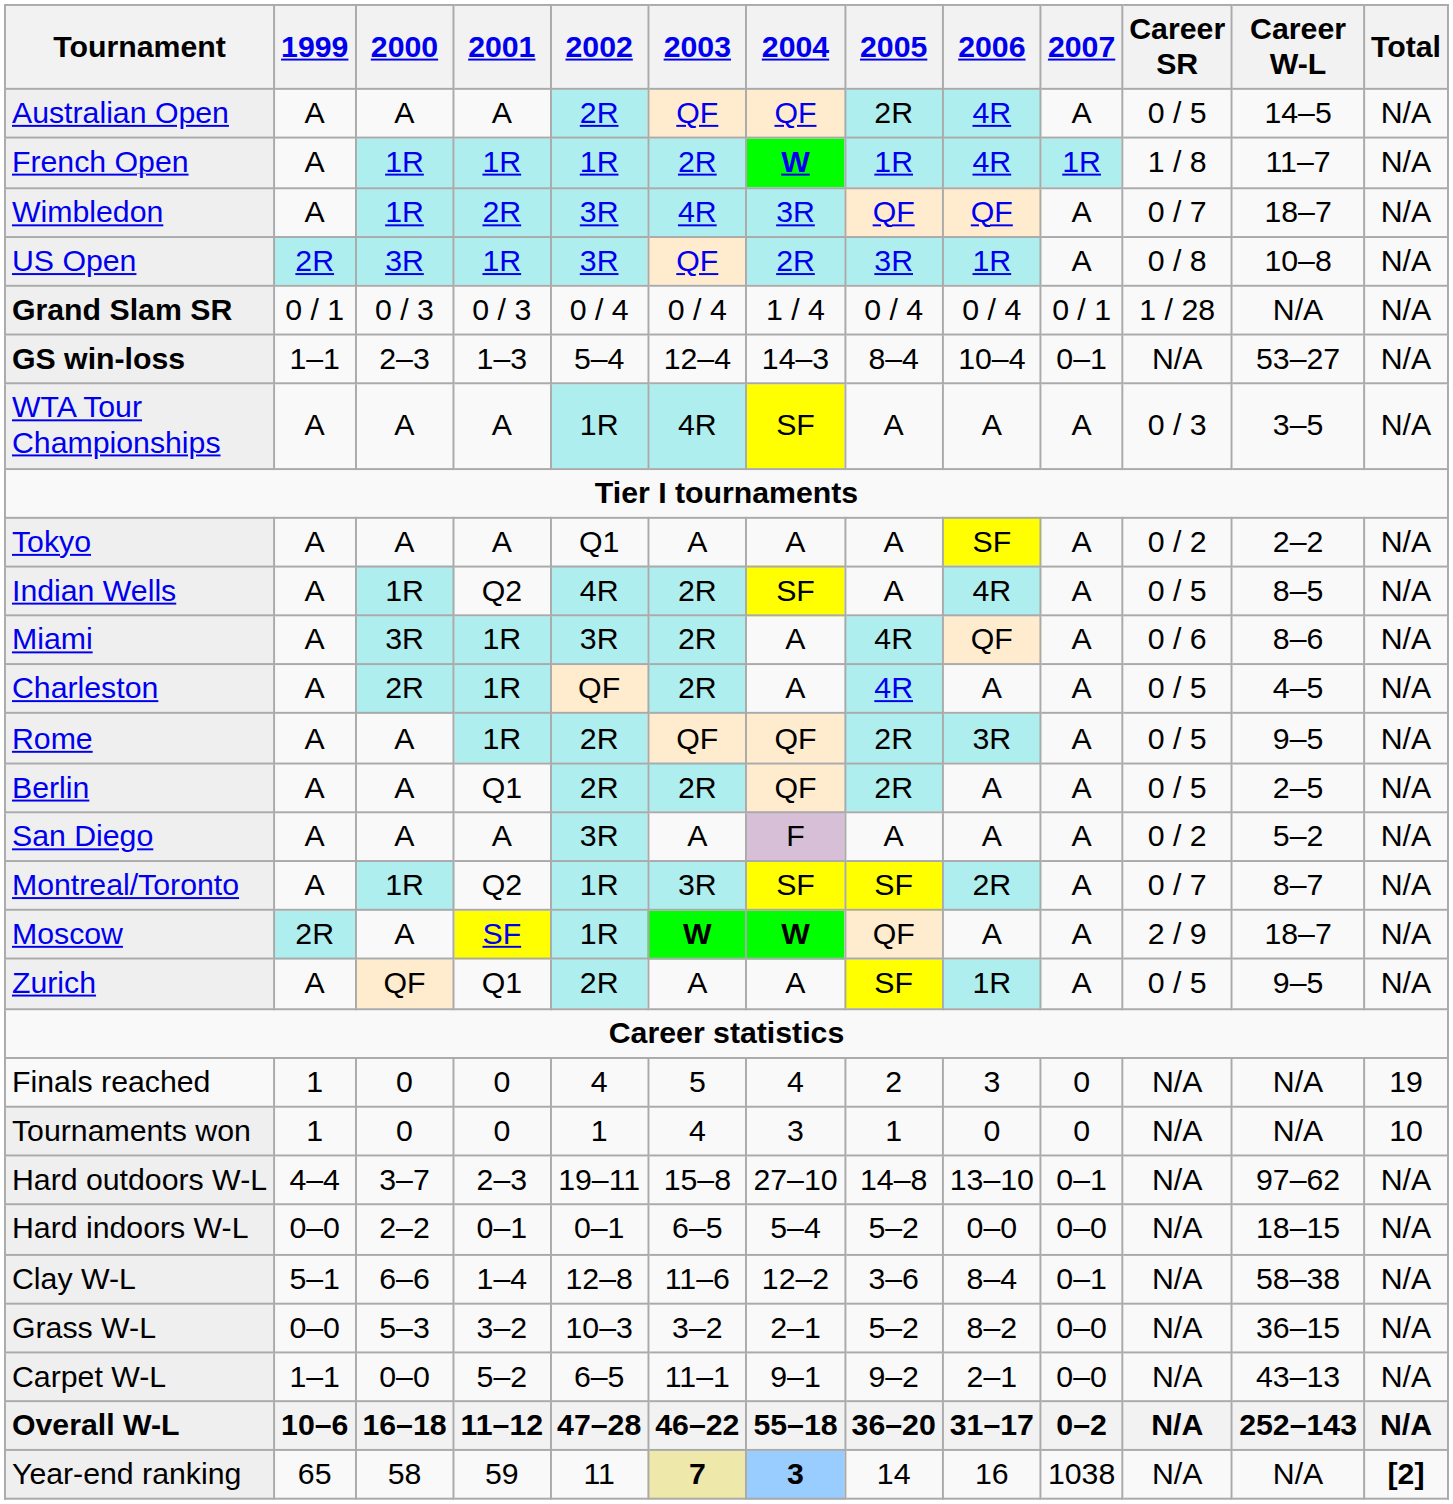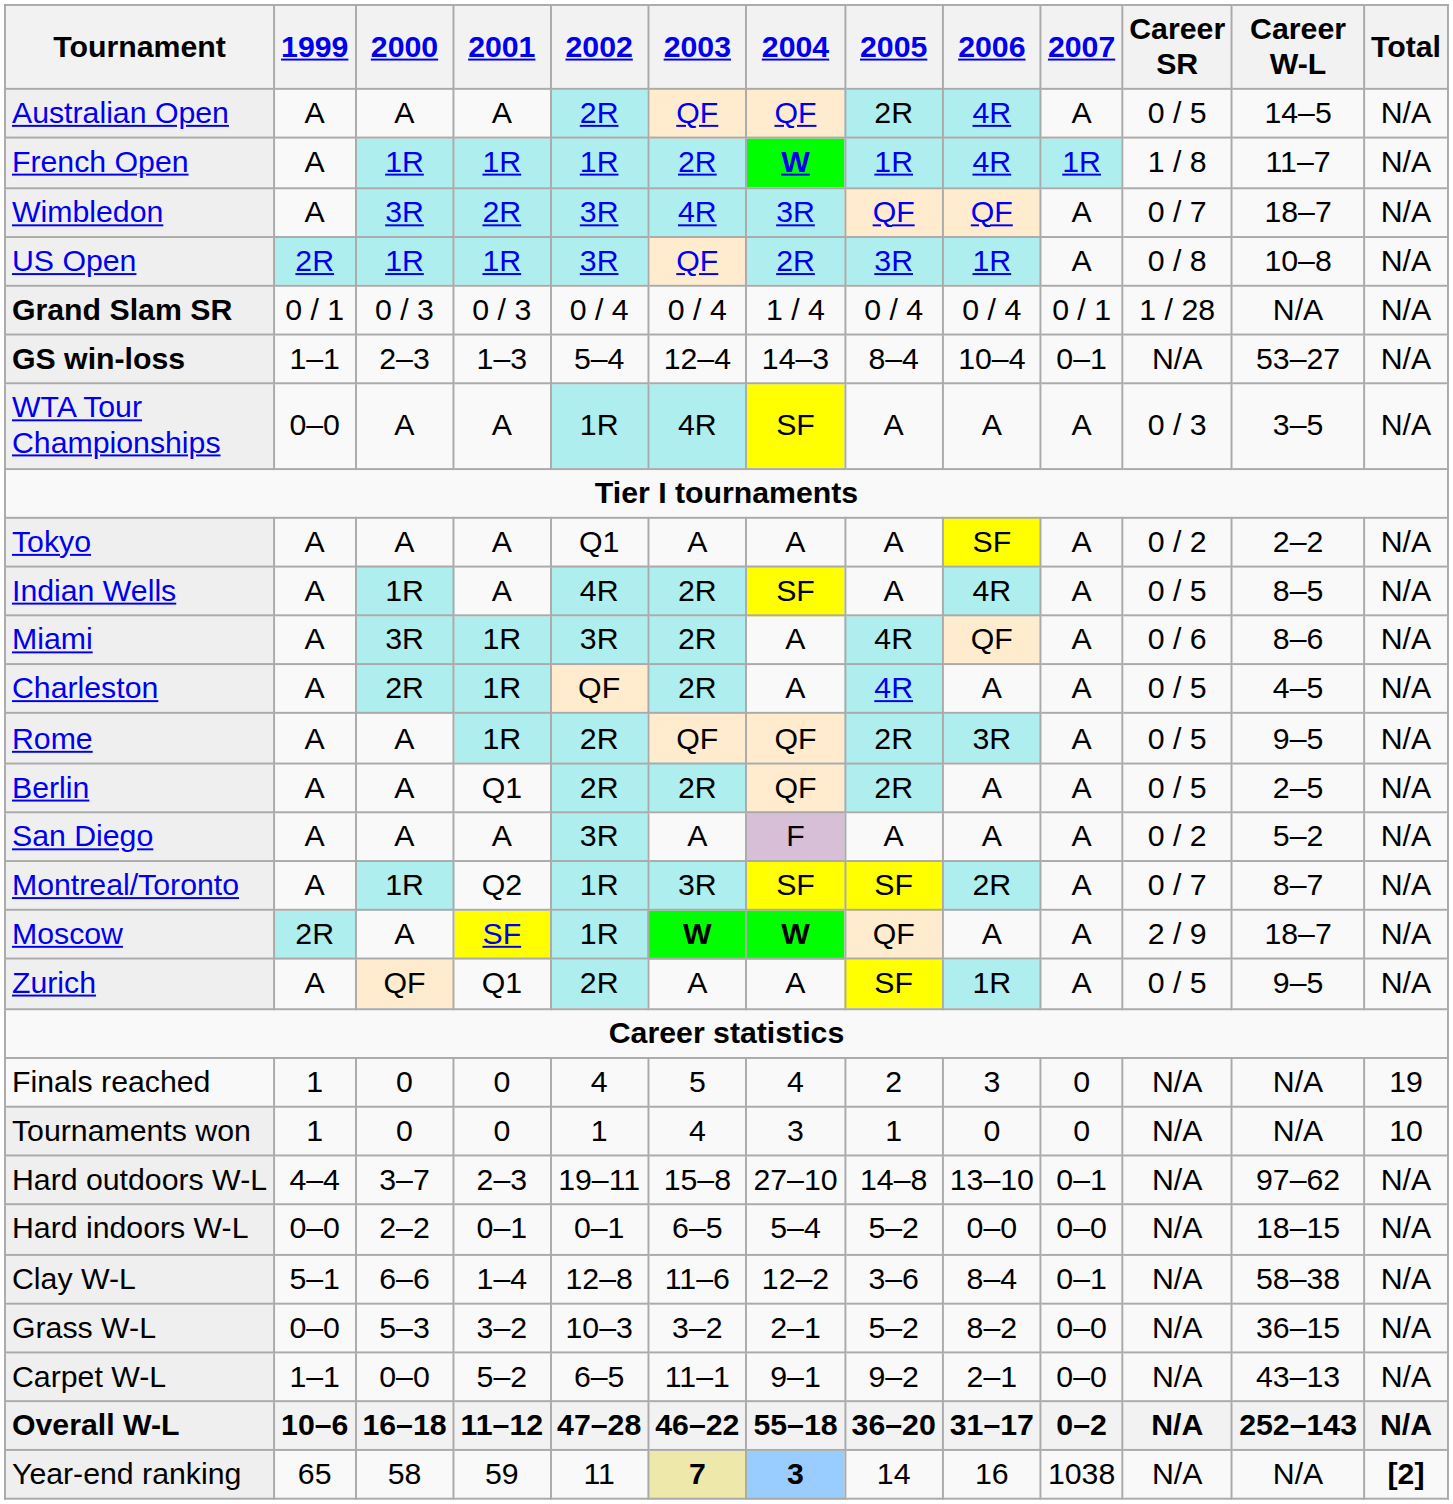(404, 211) 1R -> (404, 211) 3R
(404, 260) 3R -> (404, 260) 1R
(315, 425) A -> (315, 425) 0–0
(502, 589) Q2 -> (502, 589) A
